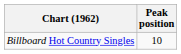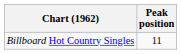(157, 40) 10 -> (157, 40) 11
